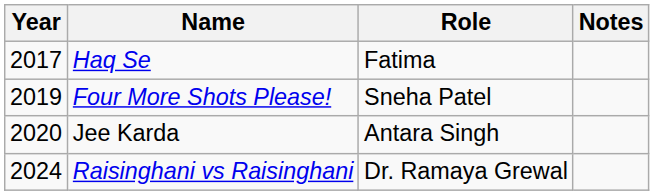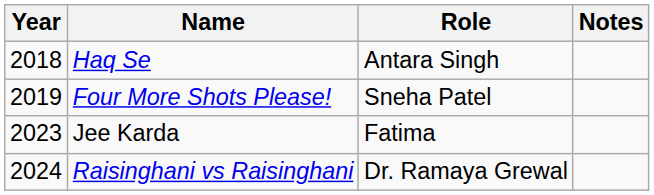(36, 60) 2017 -> (36, 60) 2018
(400, 60) Fatima -> (432, 60) Antara Singh
(36, 134) 2020 -> (36, 134) 2023
(432, 134) Antara Singh -> (400, 134) Fatima
